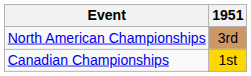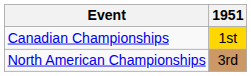rows swapped: (107, 37) <-> (88, 60)
